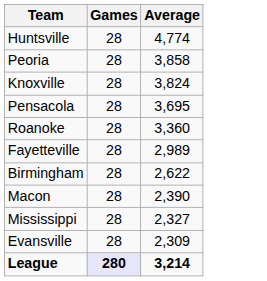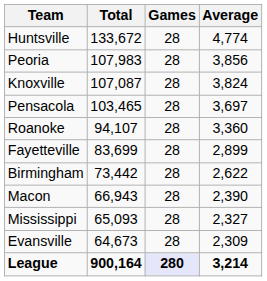+ column: (116, 15)
(172, 60) 3,858 -> (230, 60) 3,856
(172, 106) 3,695 -> (230, 106) 3,697
(172, 151) 2,989 -> (230, 151) 2,899
